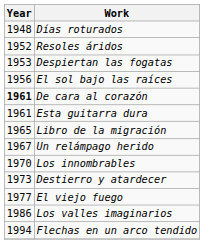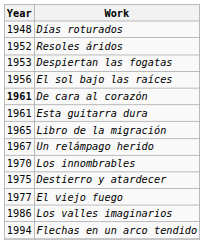(19, 180) 1973 -> (19, 180) 1975
